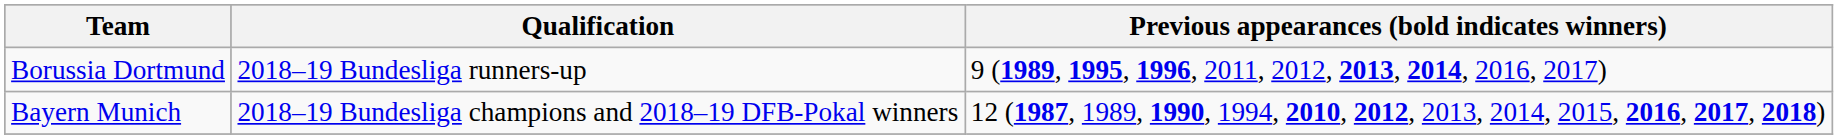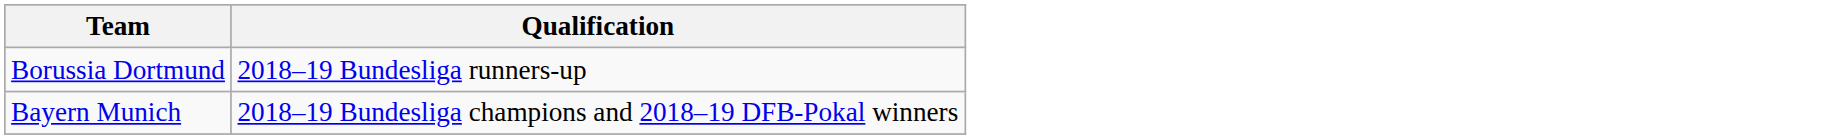- column: (1398, 26)
